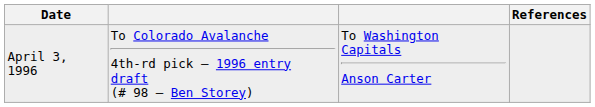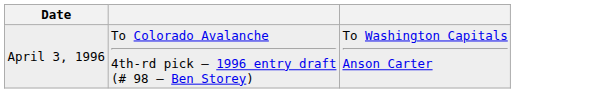- column: (550, 15)
